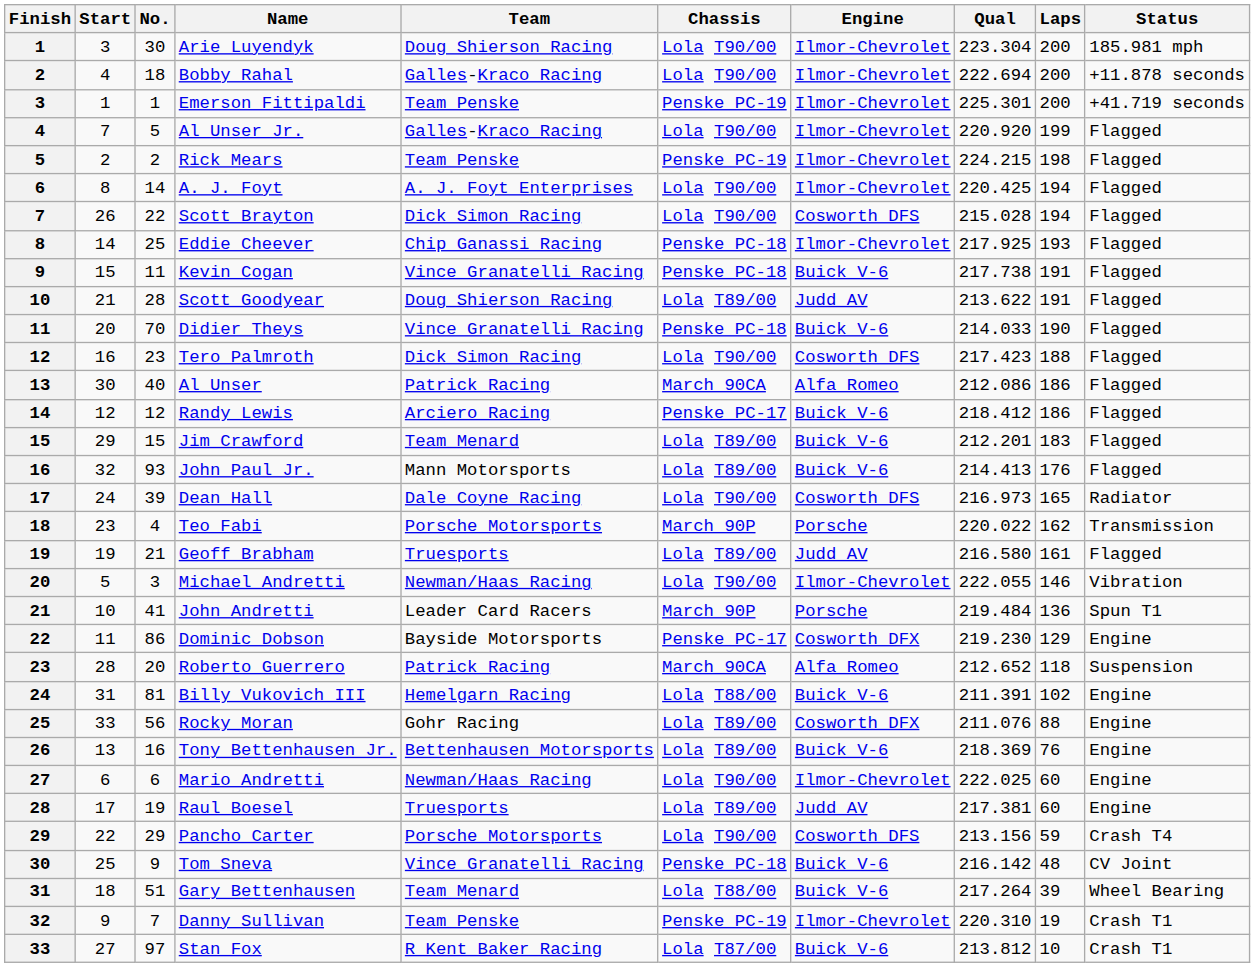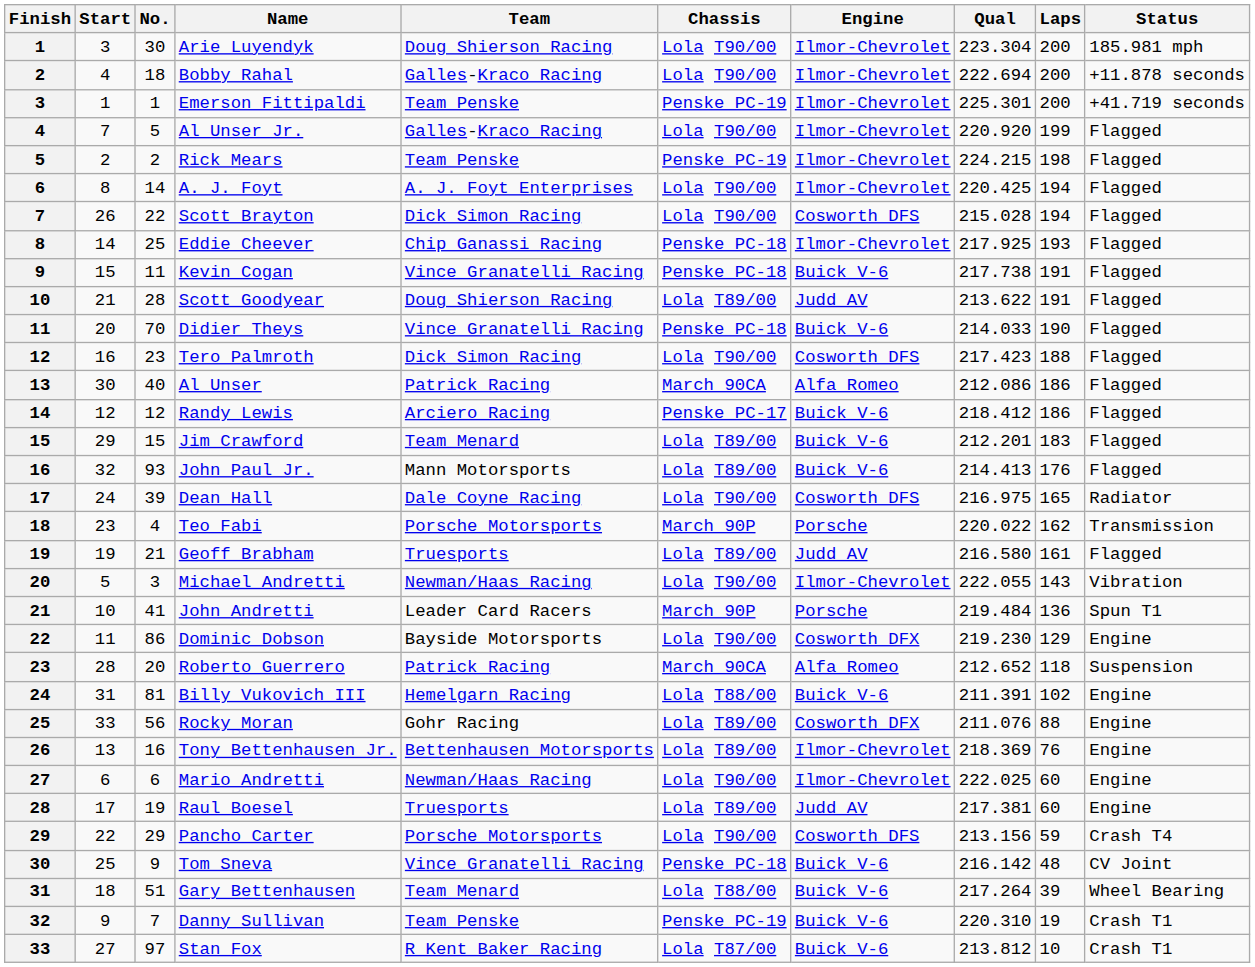(995, 498) 216.973 -> (995, 498) 216.975
(1055, 582) 146 -> (1055, 582) 143
(724, 639) Penske PC-17 -> (719, 639) Lola T90/00
(842, 751) Buick V-6 -> (873, 751) Ilmor-Chevrolet
(873, 920) Ilmor-Chevrolet -> (842, 920) Buick V-6
